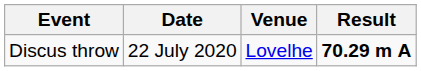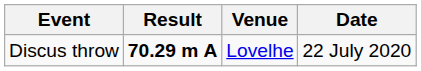columns swapped: (366, 19) <-> (182, 19)
